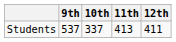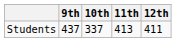(70, 30) 537 -> (70, 30) 437
